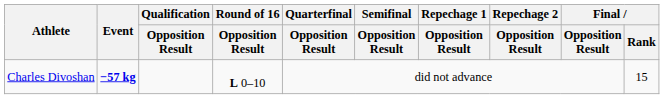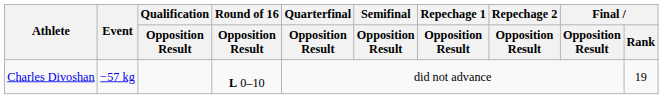(118, 77) bold -> (118, 77) normal
(642, 77) 15 -> (641, 77) 19
